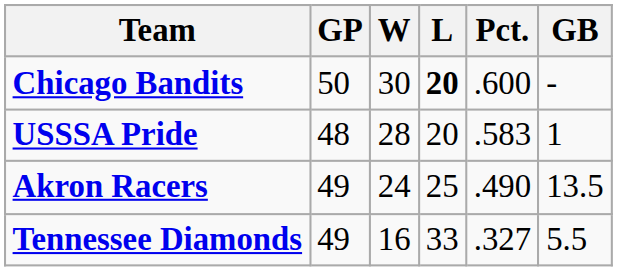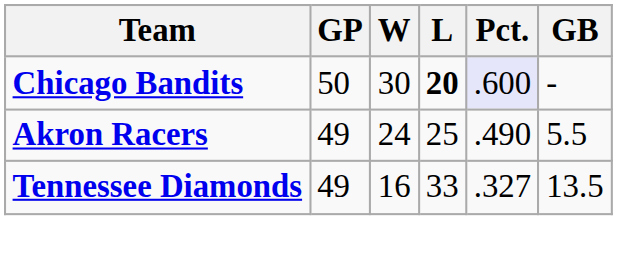(502, 82) no background -> (502, 82) lavender background
- row: (105, 134)
(575, 186) 13.5 -> (567, 134) 5.5
(567, 238) 5.5 -> (575, 186) 13.5
